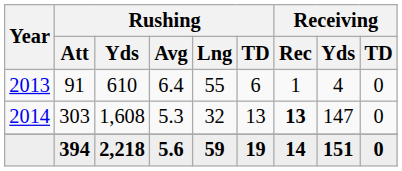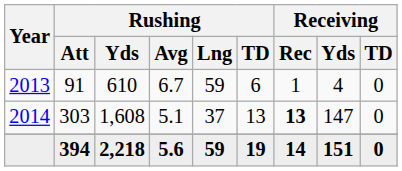(171, 85) 6.4 -> (171, 85) 6.7
(215, 85) 55 -> (215, 85) 59
(171, 117) 5.3 -> (171, 117) 5.1
(215, 117) 32 -> (215, 117) 37
